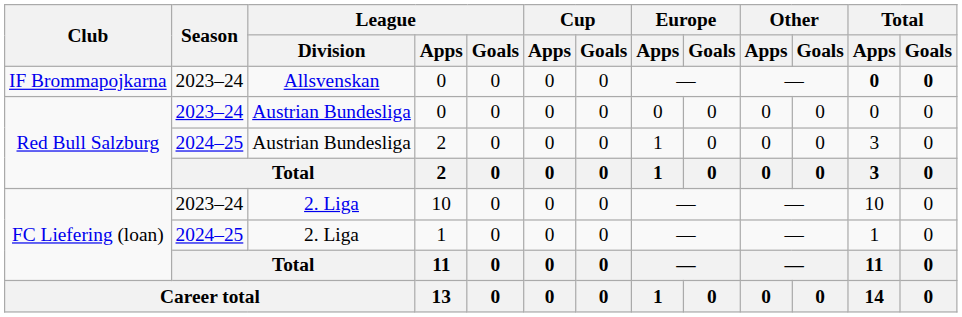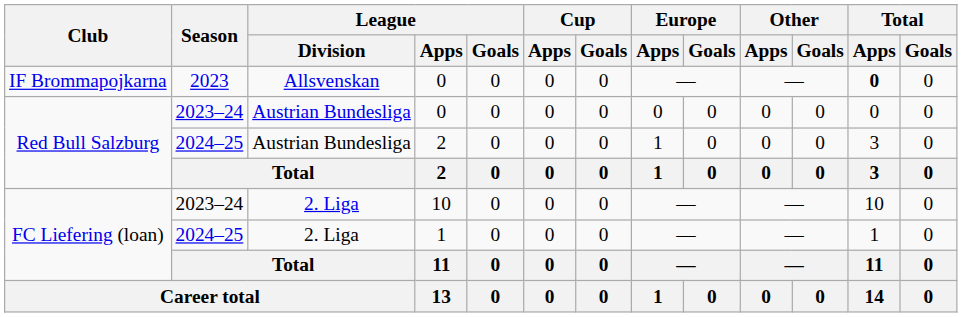(209, 81) 2023–24 -> (209, 81) 2023
(928, 81) bold -> (928, 81) normal
